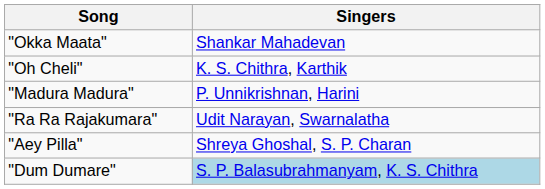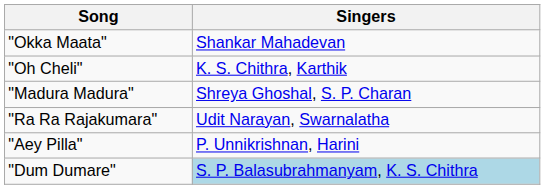(278, 94) P. Unnikrishnan, Harini -> (304, 94) Shreya Ghoshal, S. P. Charan
(304, 145) Shreya Ghoshal, S. P. Charan -> (278, 145) P. Unnikrishnan, Harini
